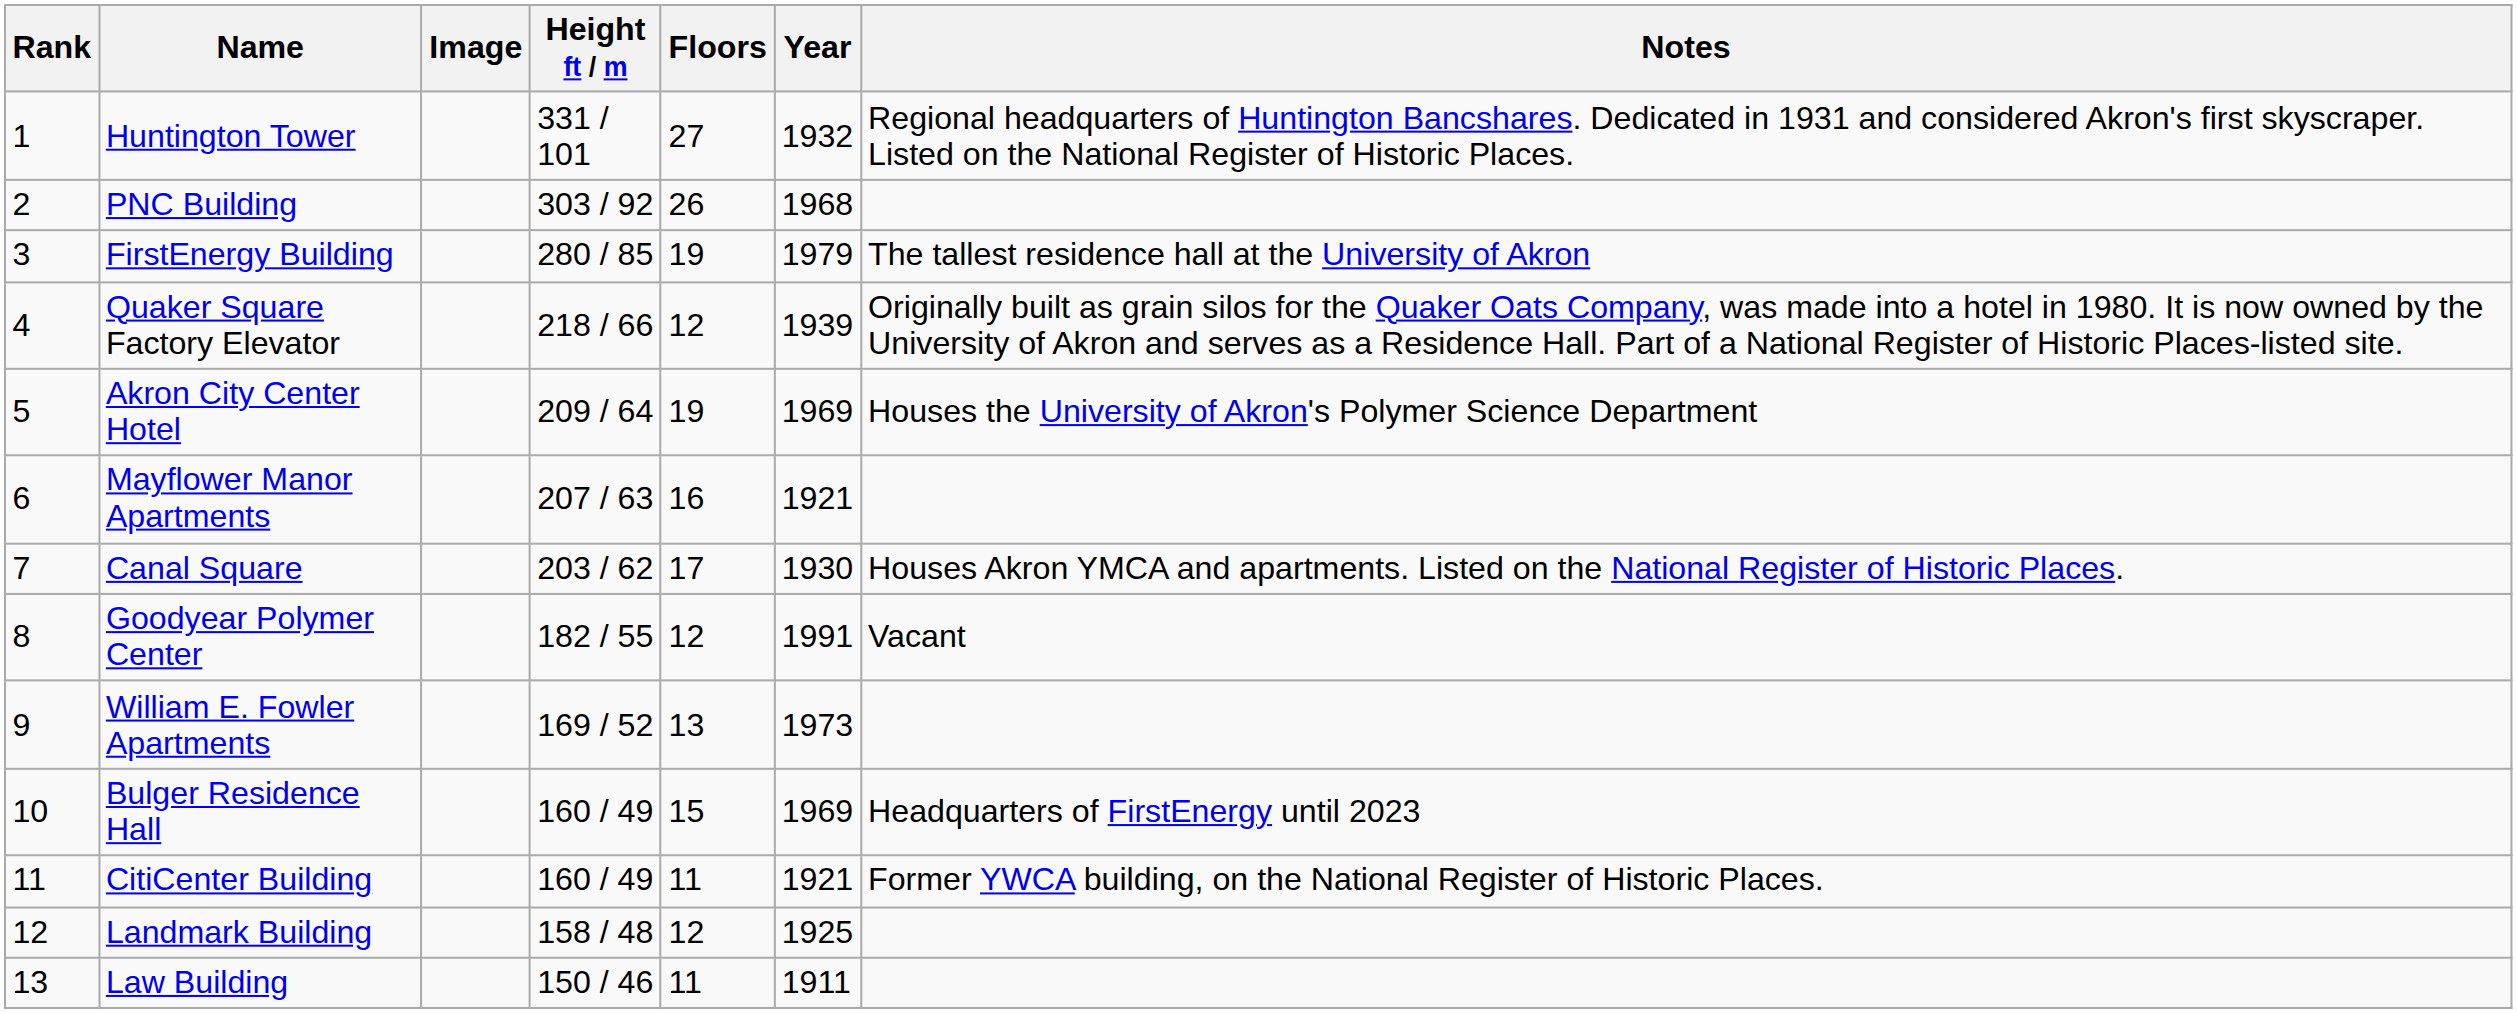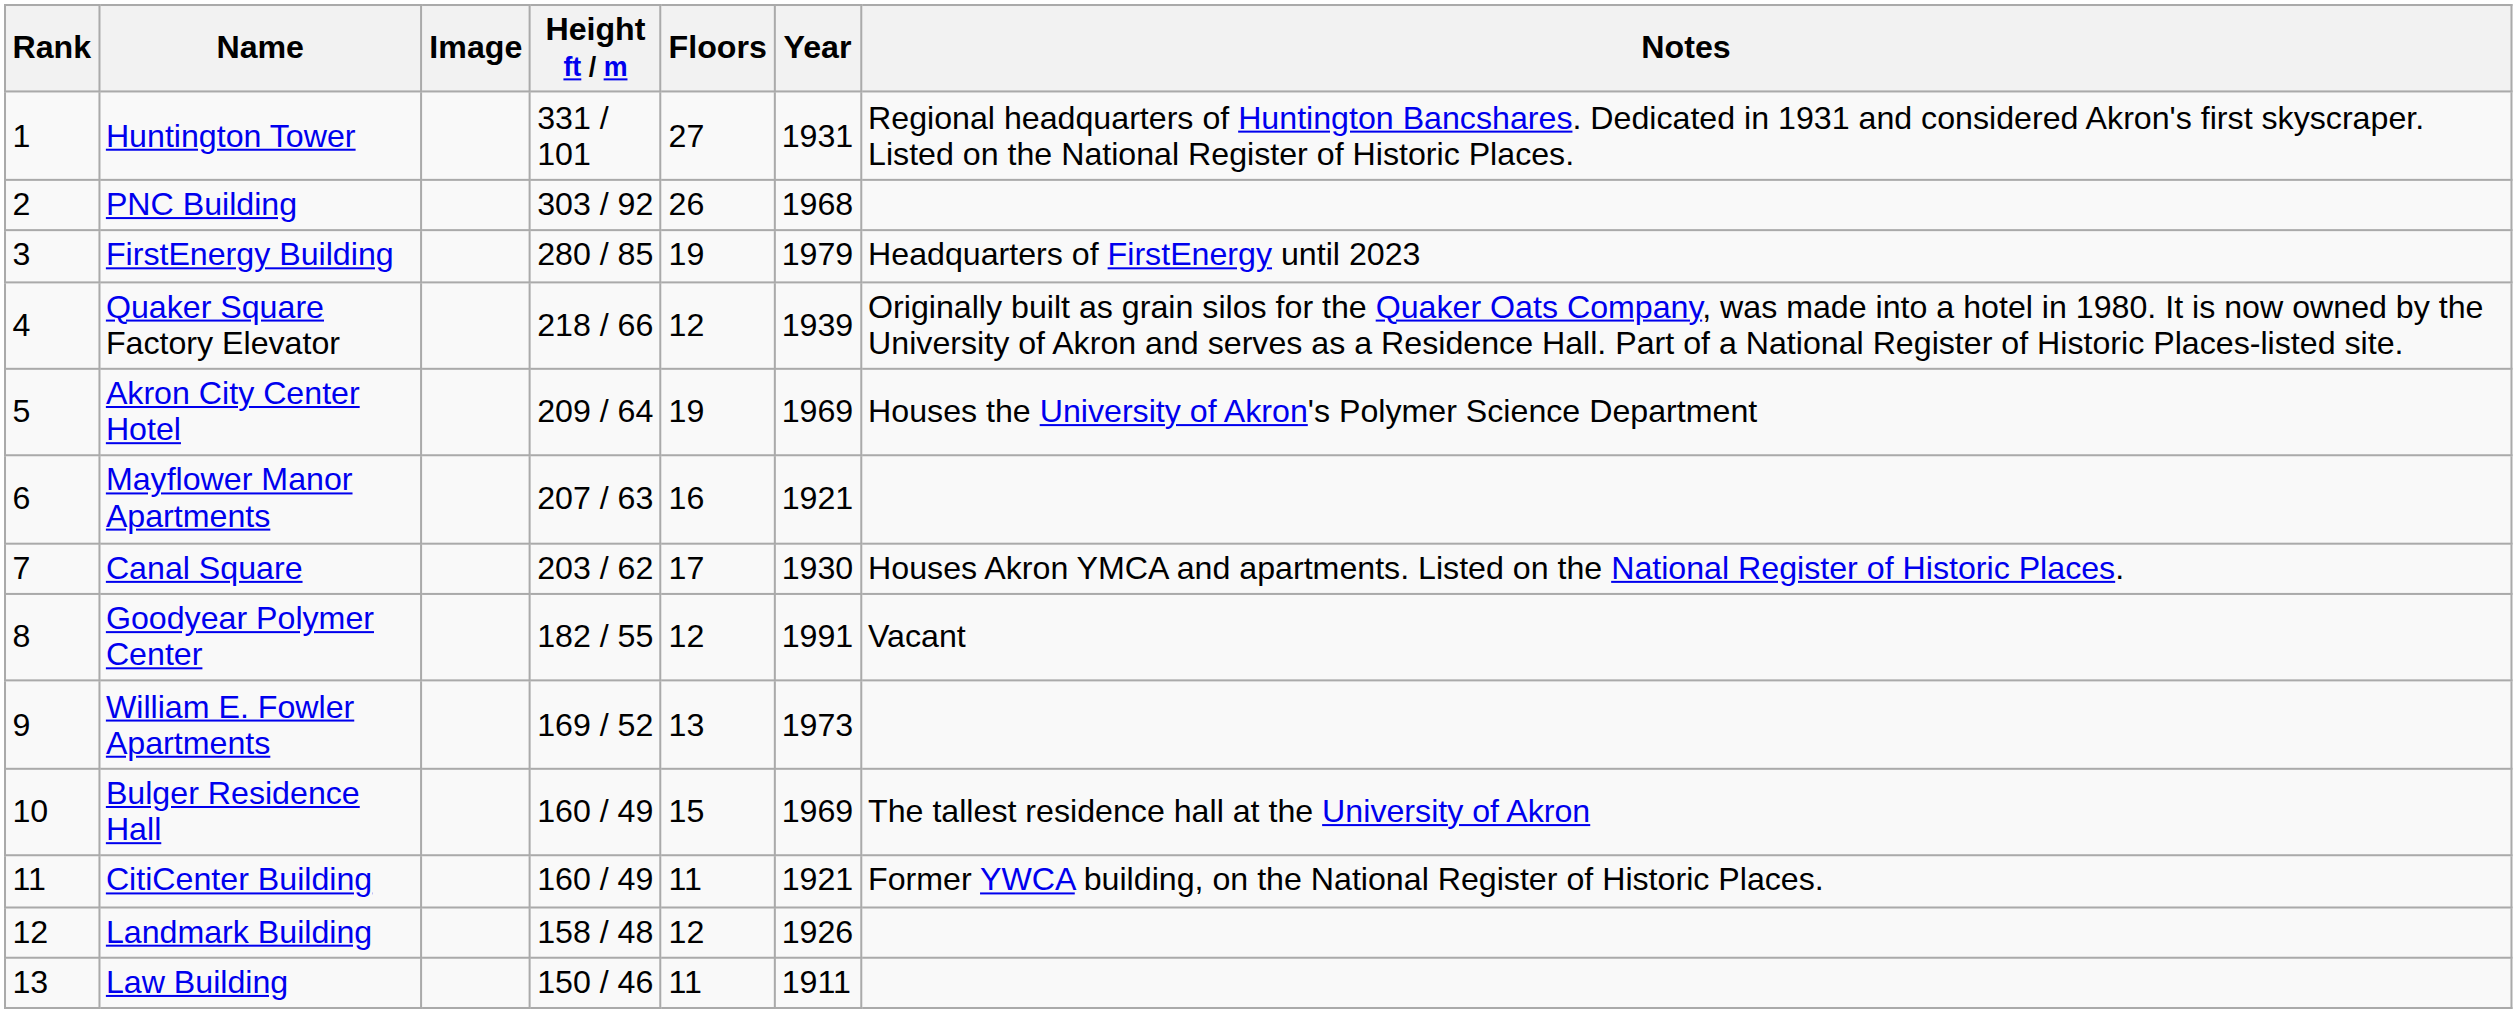(817, 135) 1932 -> (817, 135) 1931
(1229, 255) The tallest residence hall at the University of Akron -> (1144, 255) Headquarters of FirstEnergy until 2023
(1144, 811) Headquarters of FirstEnergy until 2023 -> (1229, 811) The tallest residence hall at the University of Akron
(817, 931) 1925 -> (817, 931) 1926
